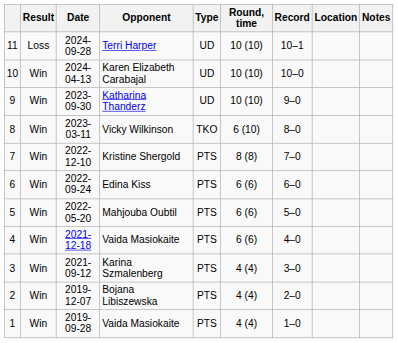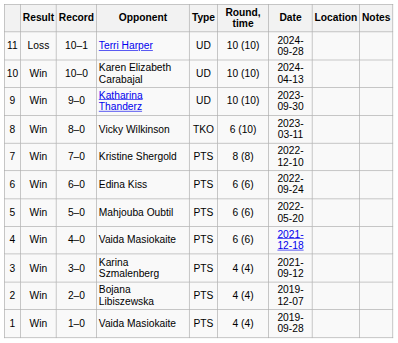columns swapped: (292, 18) <-> (78, 18)
